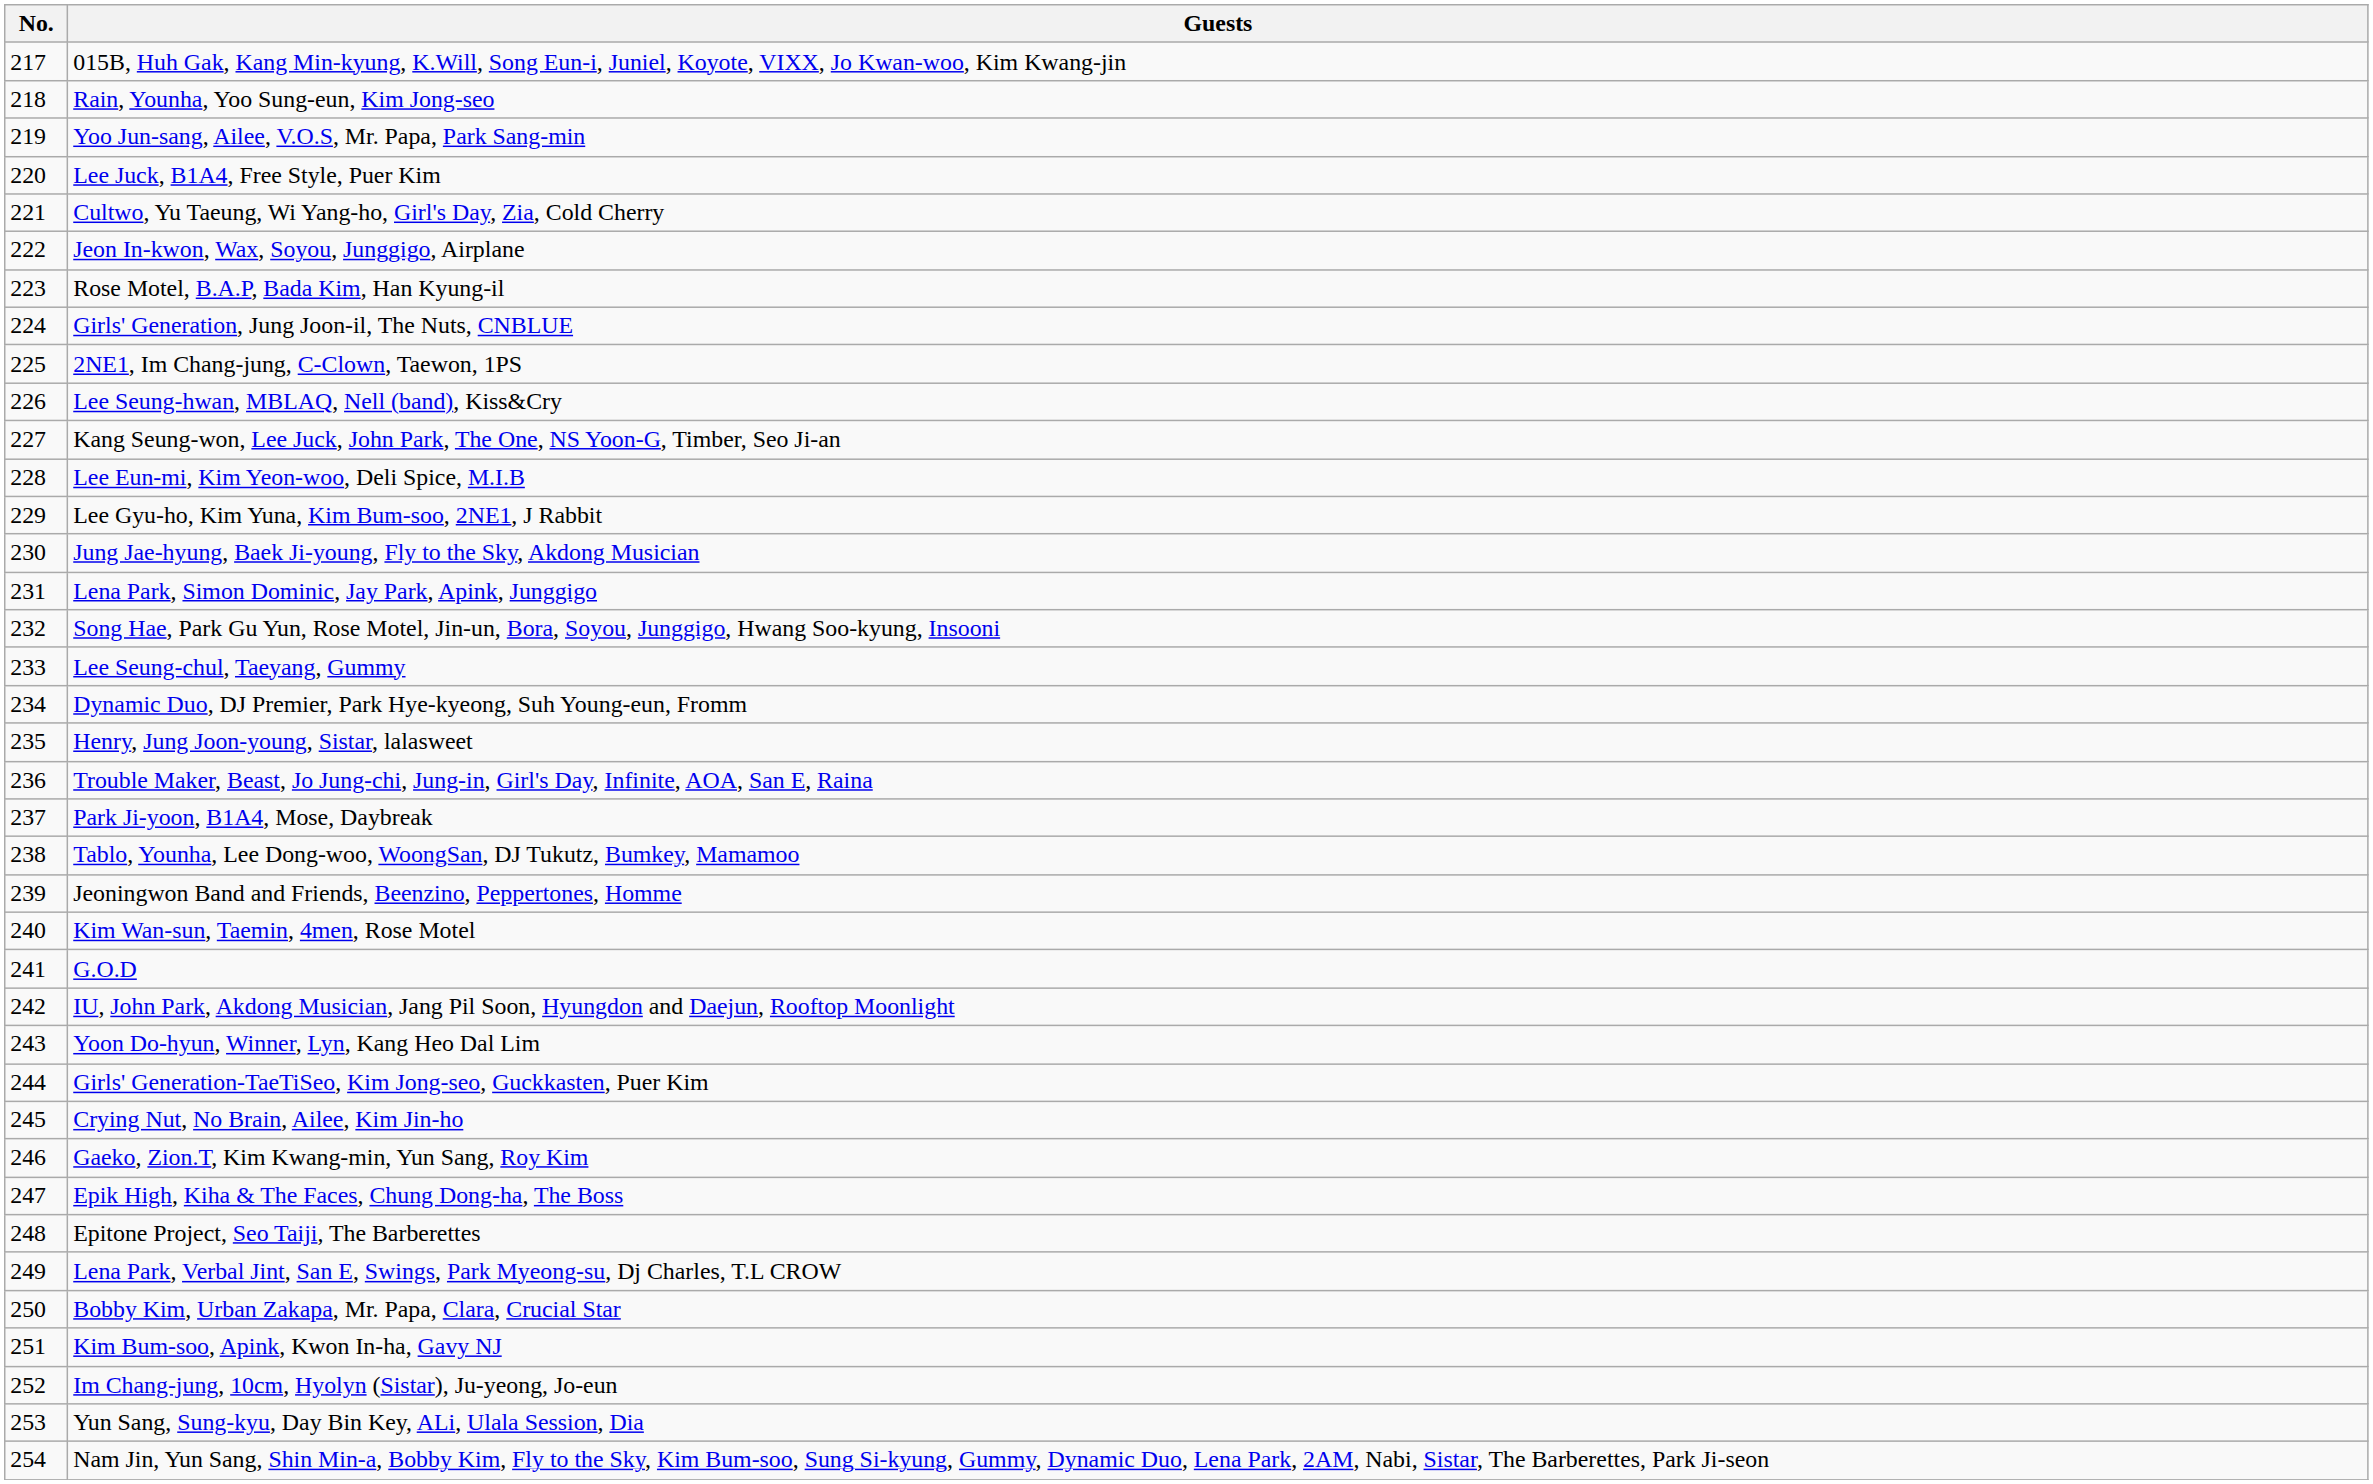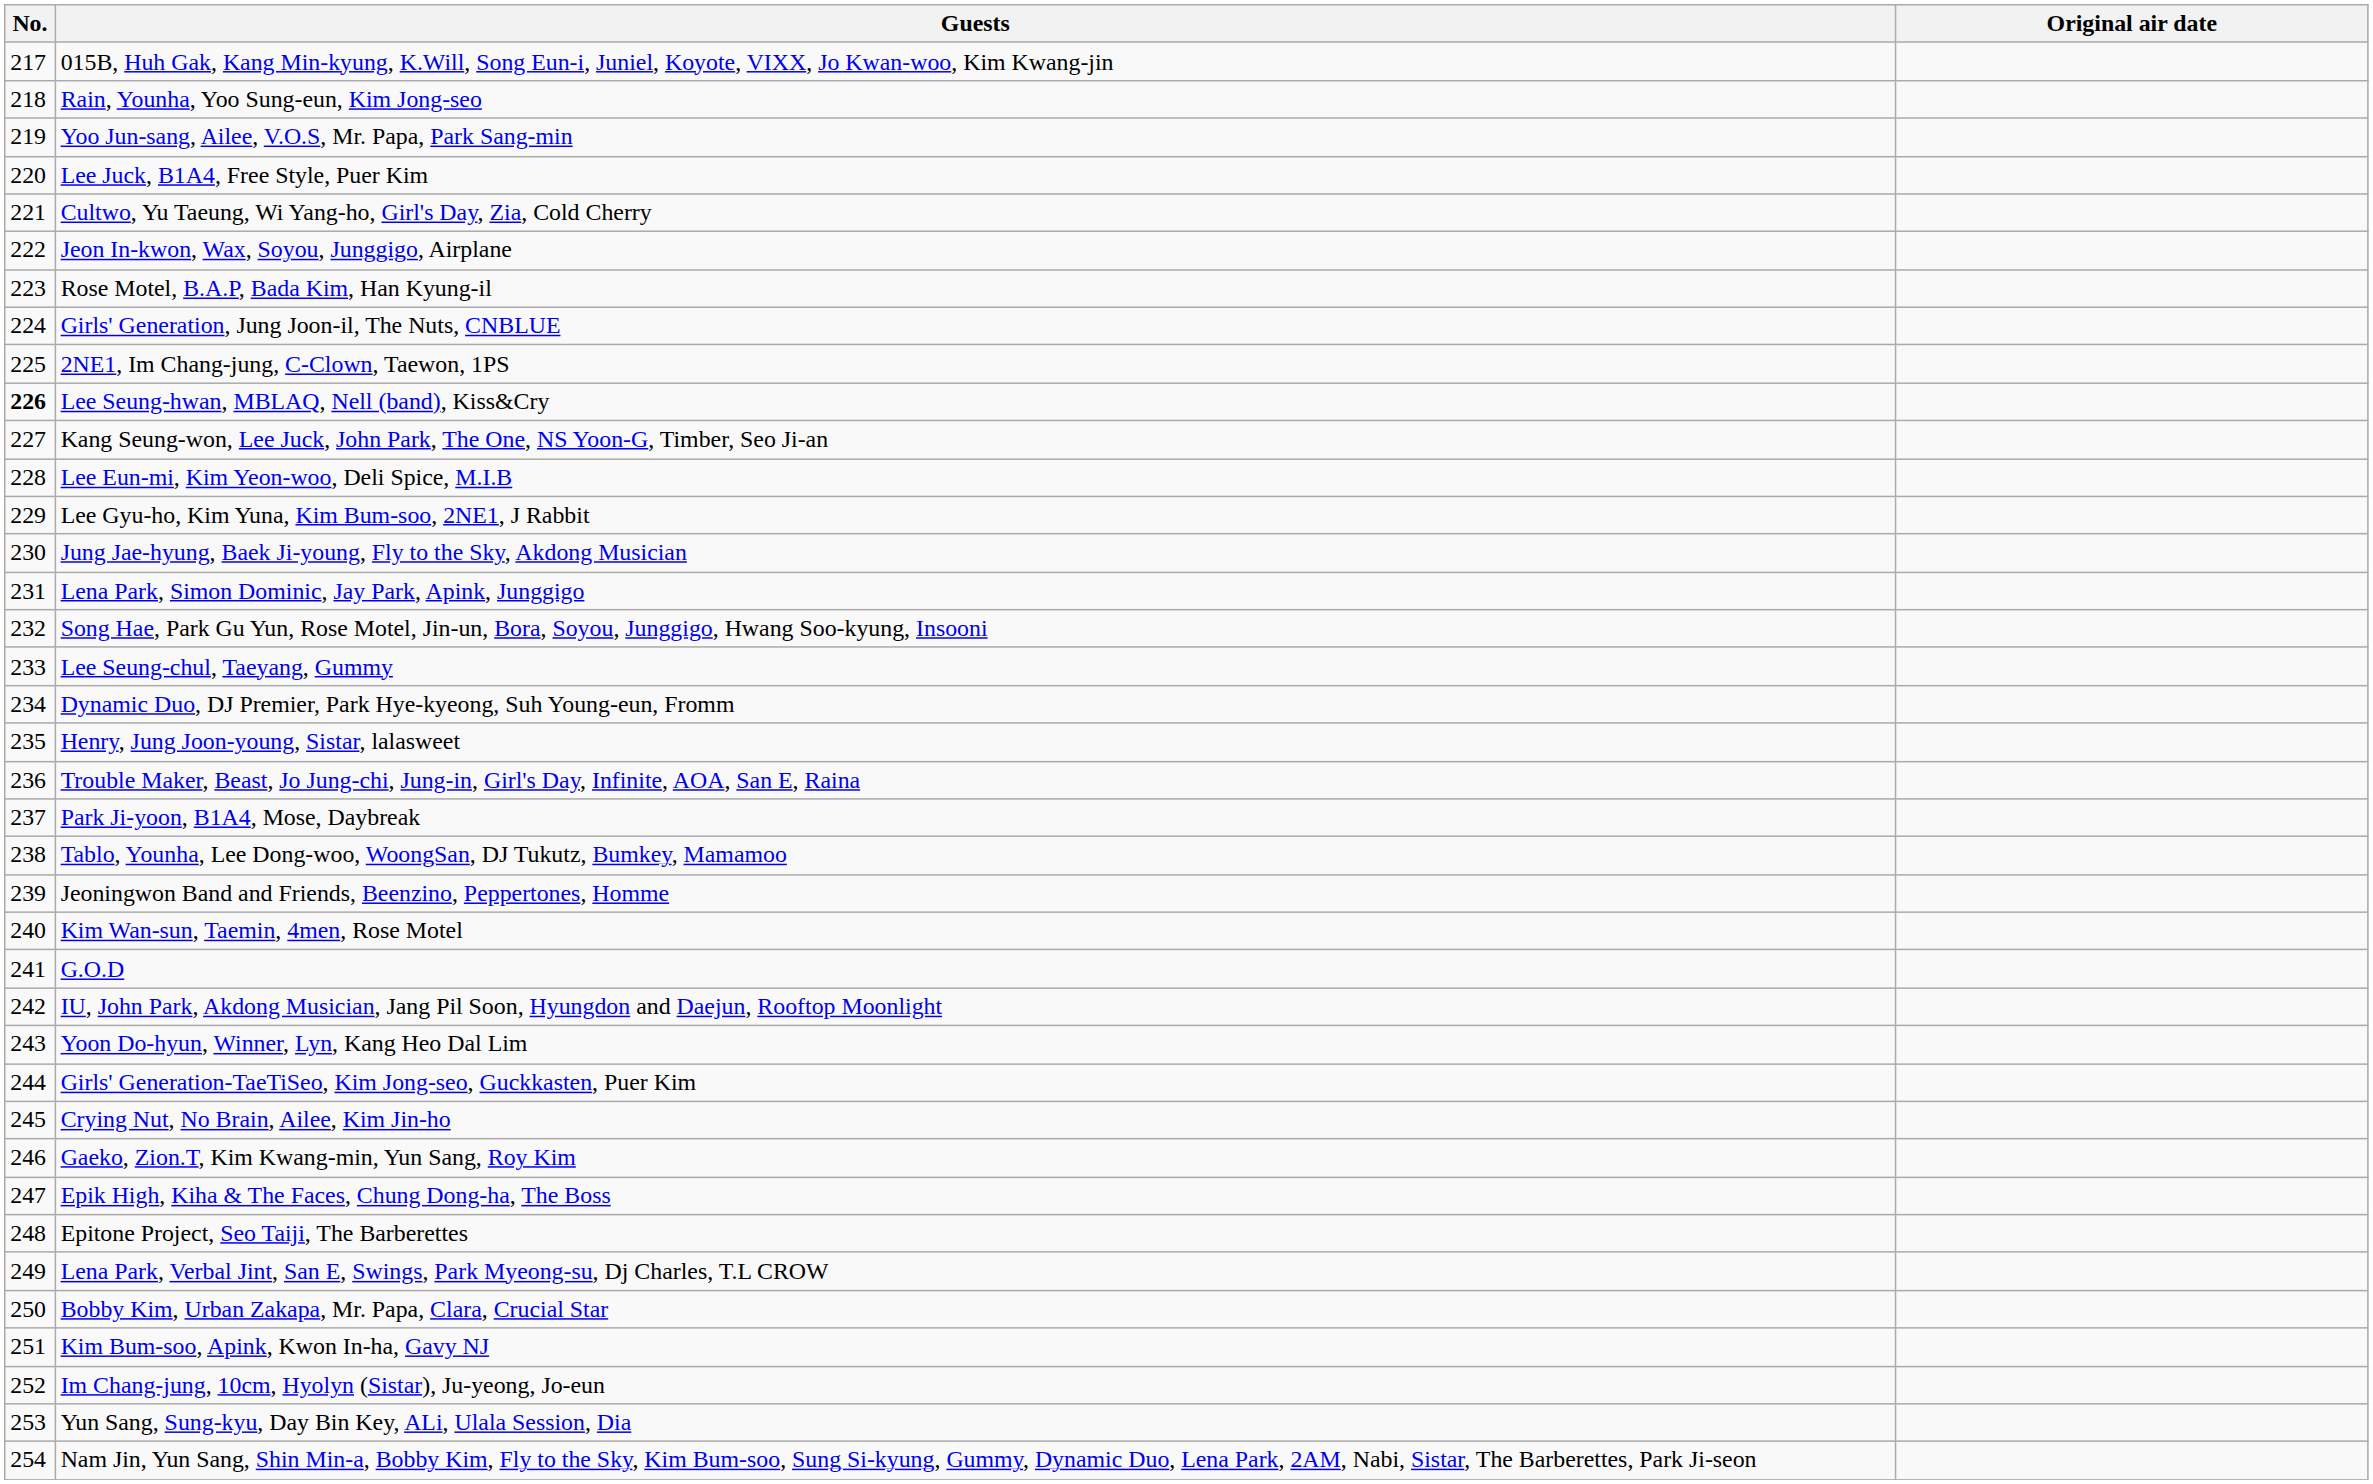+ column: (2132, 23)
(28, 401) normal -> (28, 401) bold
